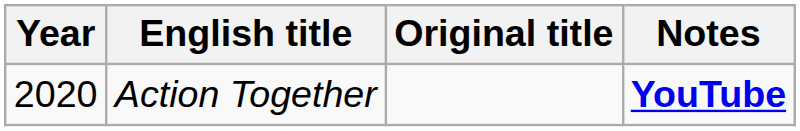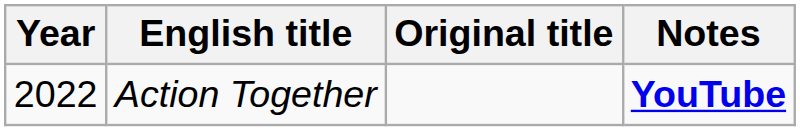(56, 93) 2020 -> (56, 93) 2022
